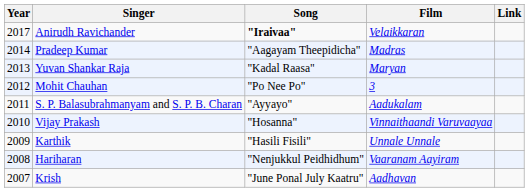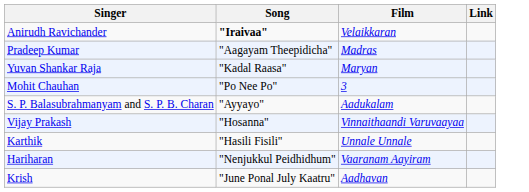- column: (19, 13)
